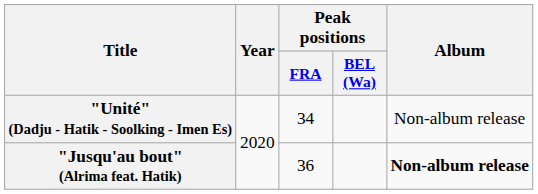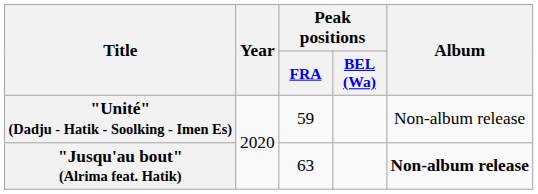(306, 118) 34 -> (306, 118) 59
(306, 165) 36 -> (306, 165) 63
